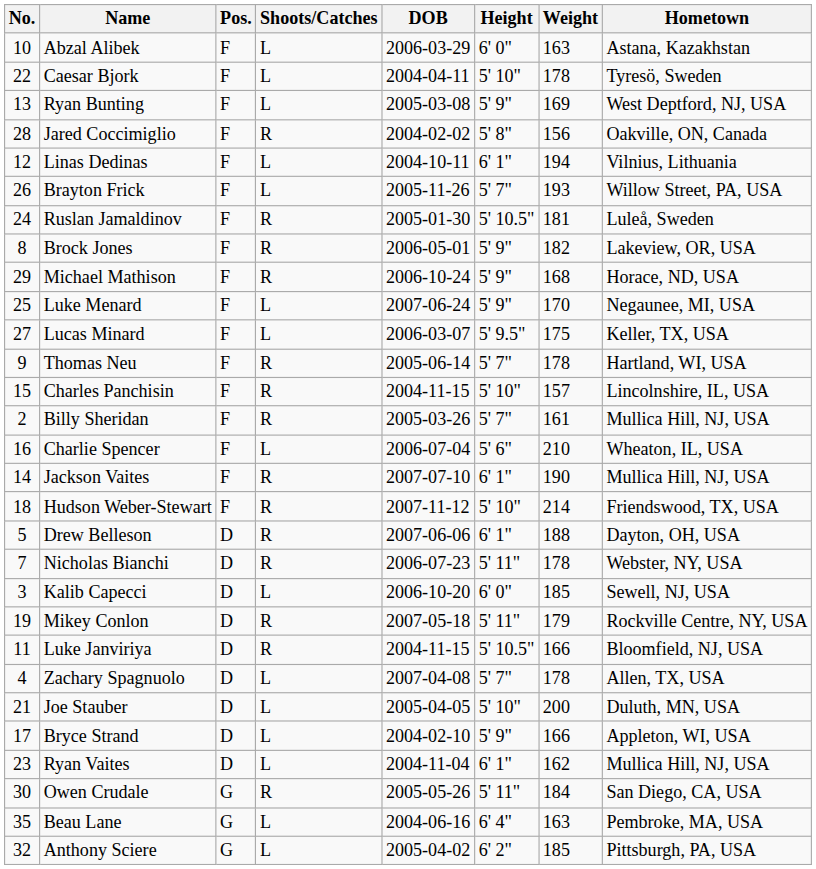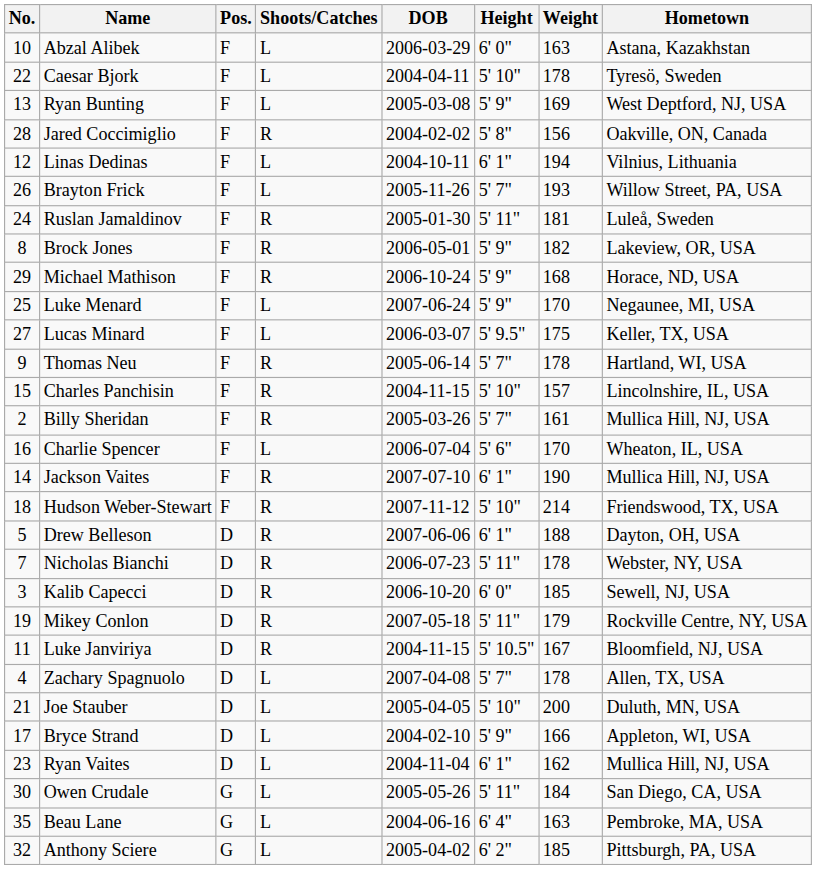(507, 219) 5' 10.5" -> (499, 219) 5' 11"
(556, 448) 210 -> (556, 448) 170
(266, 592) L -> (266, 592) R
(556, 649) 166 -> (556, 649) 167
(266, 793) R -> (266, 793) L
